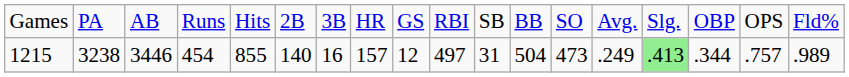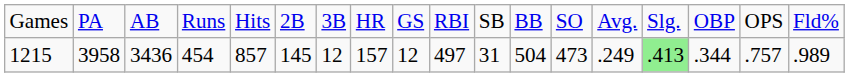(99, 54) 3238 -> (99, 54) 3958
(151, 54) 3446 -> (151, 54) 3436
(251, 54) 855 -> (251, 54) 857
(296, 54) 140 -> (296, 54) 145
(332, 54) 16 -> (332, 54) 12
